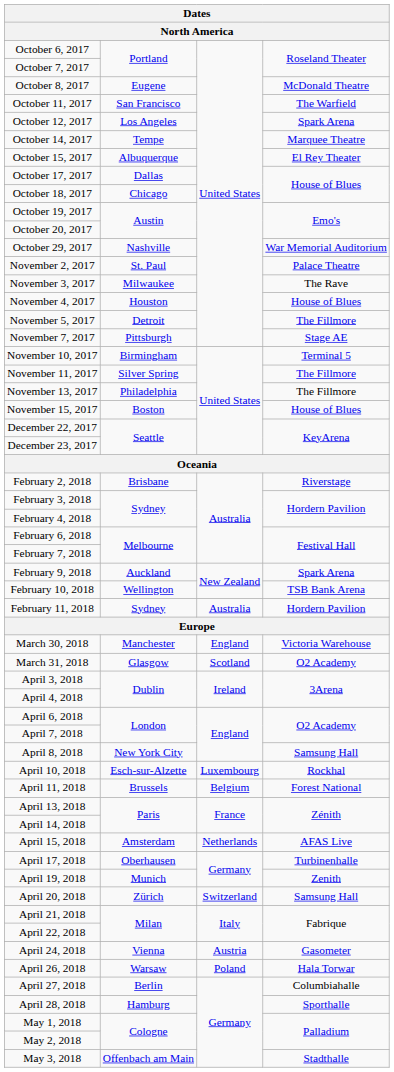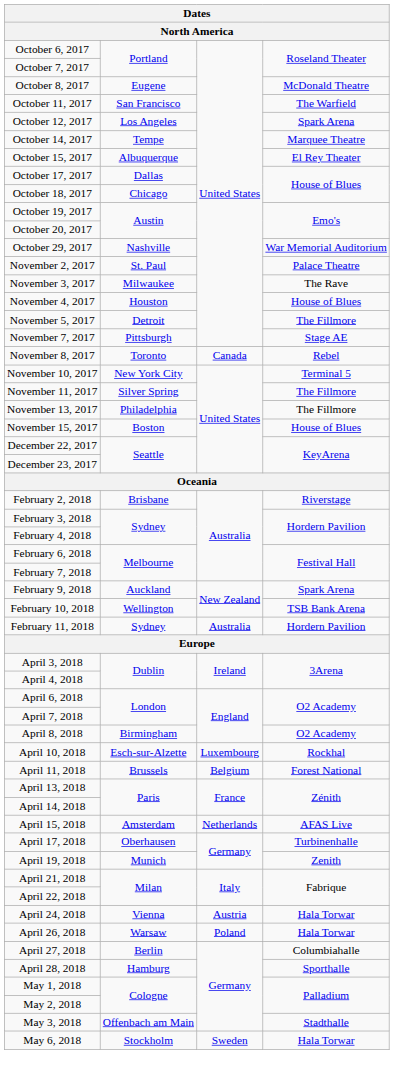+ row: (52, 355)
(148, 355) Birmingham -> (148, 373) New York City
- row: (52, 644)
- row: (52, 662)
(148, 752) New York City -> (148, 734) Birmingham
(326, 752) Samsung Hall -> (326, 734) O2 Academy
- row: (52, 896)
(326, 950) Gasometer -> (326, 914) Hala Torwar
+ row: (52, 1040)
